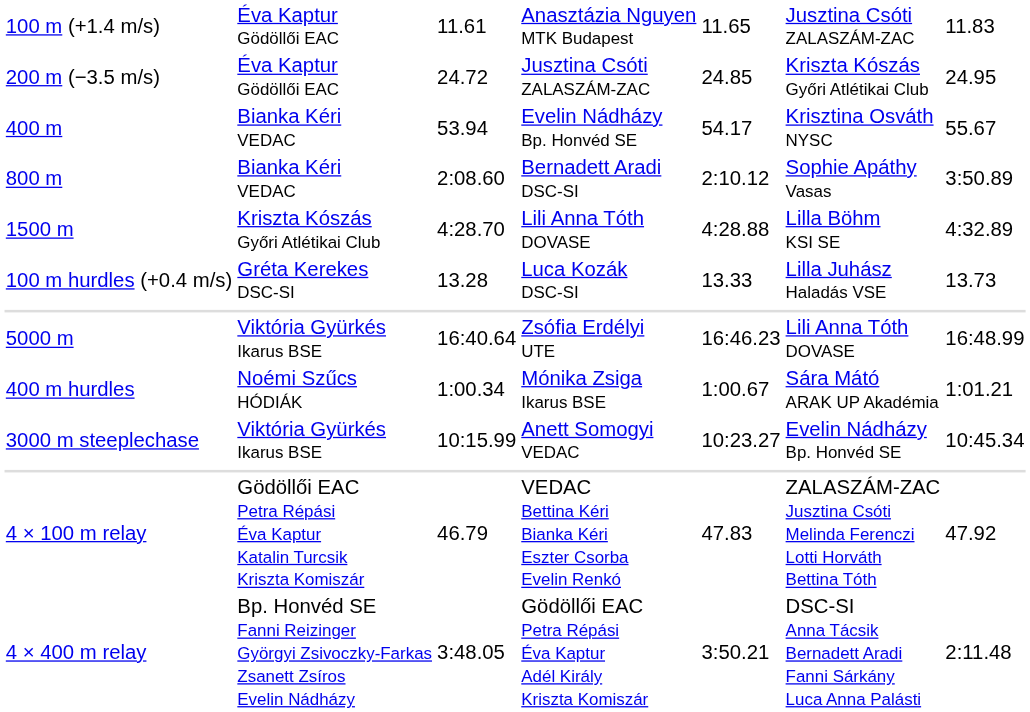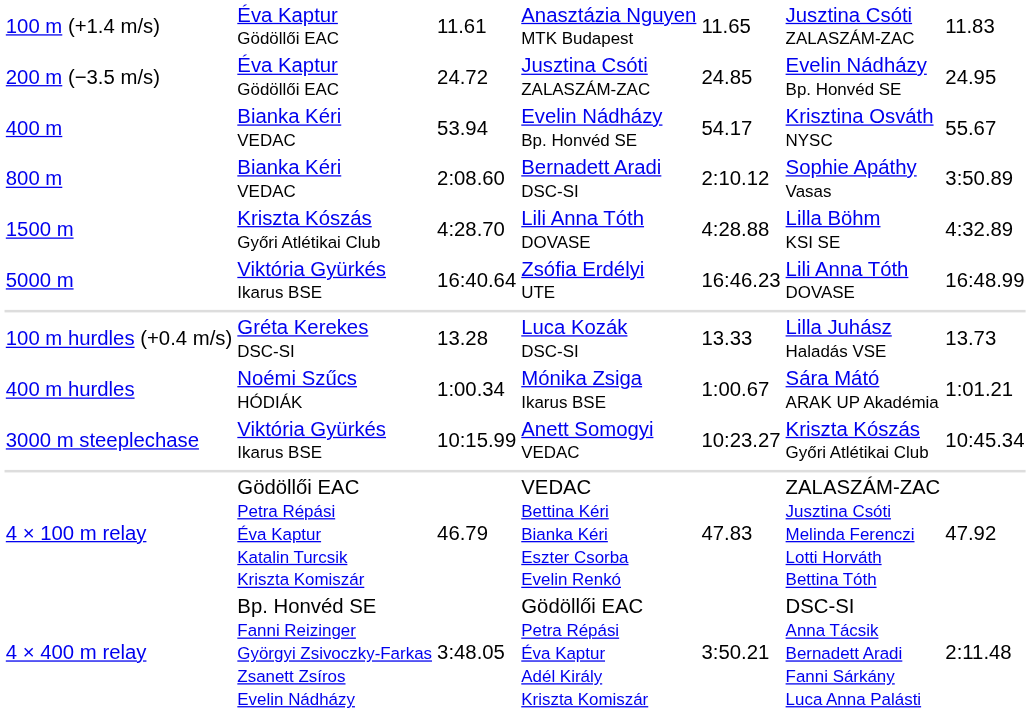(857, 77) Kriszta Kószás Győri Atlétikai Club -> (856, 77) Evelin Nádházy Bp. Honvéd SE
rows swapped: (40, 338) <-> (119, 280)
(856, 440) Evelin Nádházy Bp. Honvéd SE -> (857, 440) Kriszta Kószás Győri Atlétikai Club
